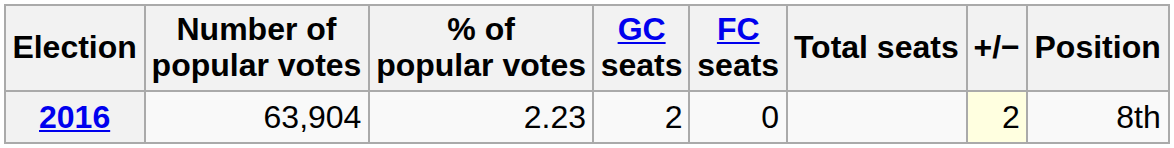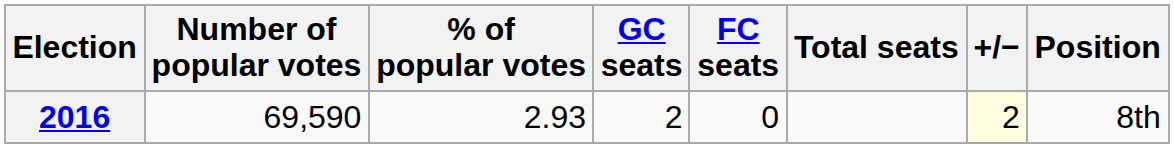(312, 116) 63,904 -> (312, 116) 69,590
(555, 116) 2.23 -> (555, 116) 2.93
